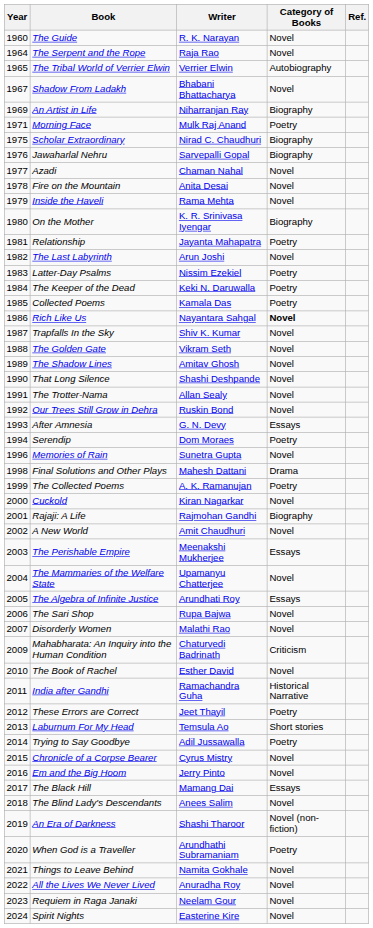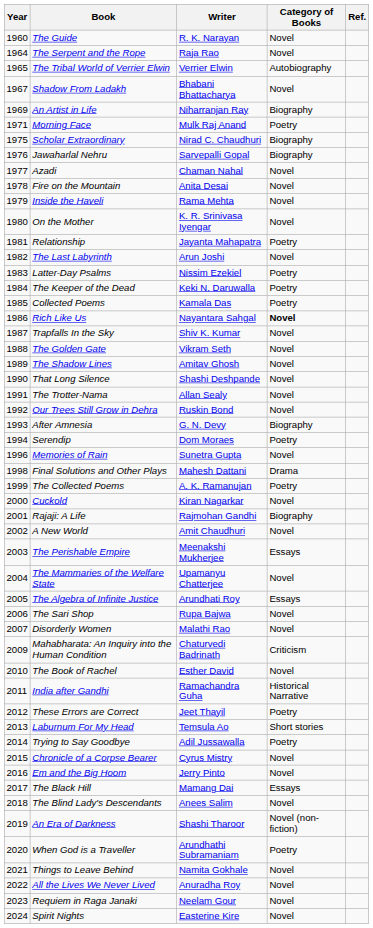(291, 221) Biography -> (282, 221) Novel
(285, 425) Essays -> (291, 425) Biography
